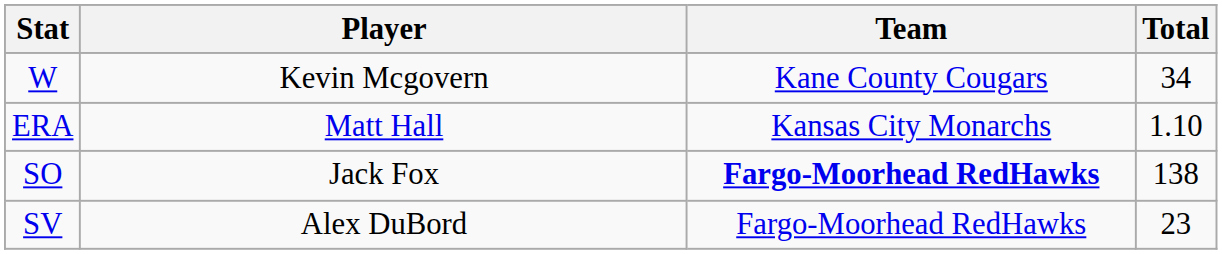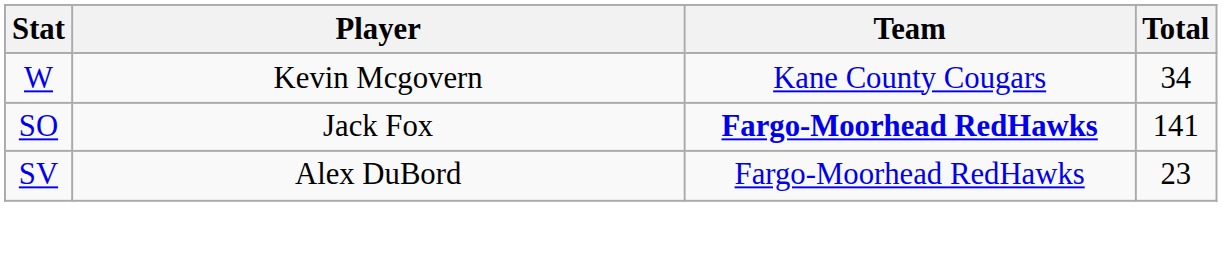- row: (43, 126)
(1176, 175) 138 -> (1176, 126) 141
